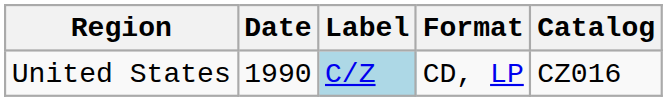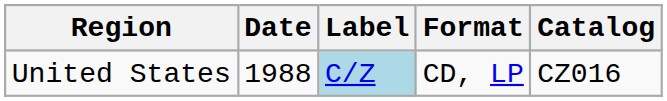(278, 74) 1990 -> (278, 74) 1988
